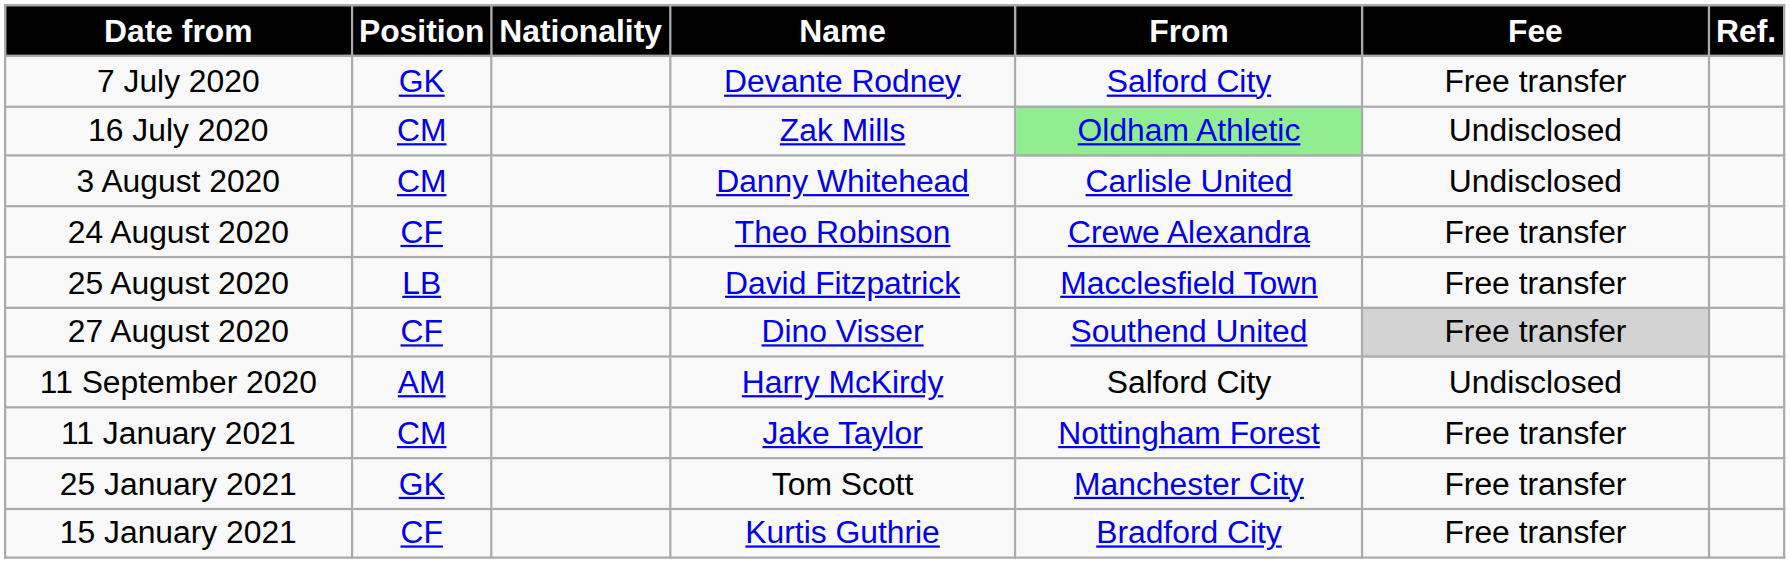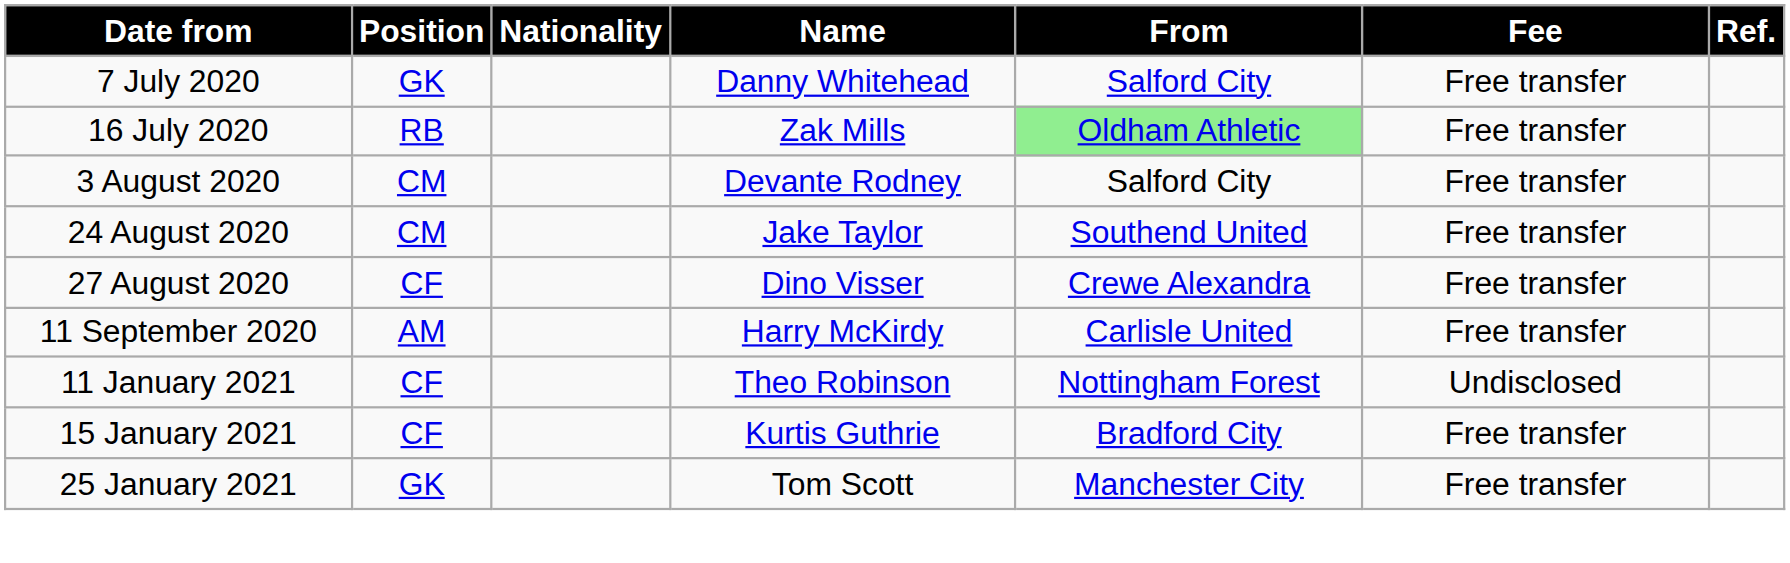(843, 81) Devante Rodney -> (843, 81) Danny Whitehead
(422, 131) CM -> (422, 131) RB
(1535, 131) Undisclosed -> (1535, 131) Free transfer
(843, 181) Danny Whitehead -> (843, 181) Devante Rodney
(1189, 181) Carlisle United -> (1189, 181) Salford City
(1535, 181) Undisclosed -> (1535, 181) Free transfer
(422, 232) CF -> (422, 232) CM
(843, 232) Theo Robinson -> (843, 232) Jake Taylor
(1189, 232) Crewe Alexandra -> (1189, 232) Southend United
- row: (178, 282)
(1189, 332) Southend United -> (1189, 282) Crewe Alexandra
(1535, 332) lightgrey background -> (1535, 282) no background
(1189, 383) Salford City -> (1189, 332) Carlisle United
(1535, 383) Undisclosed -> (1535, 332) Free transfer
(422, 433) CM -> (422, 383) CF
(843, 433) Jake Taylor -> (843, 383) Theo Robinson
(1535, 433) Free transfer -> (1535, 383) Undisclosed
rows swapped: (178, 533) <-> (178, 483)
